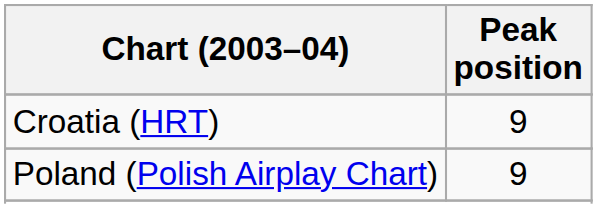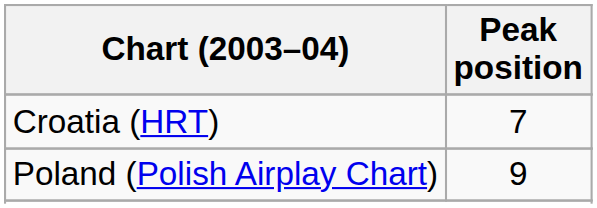(518, 121) 9 -> (518, 121) 7
